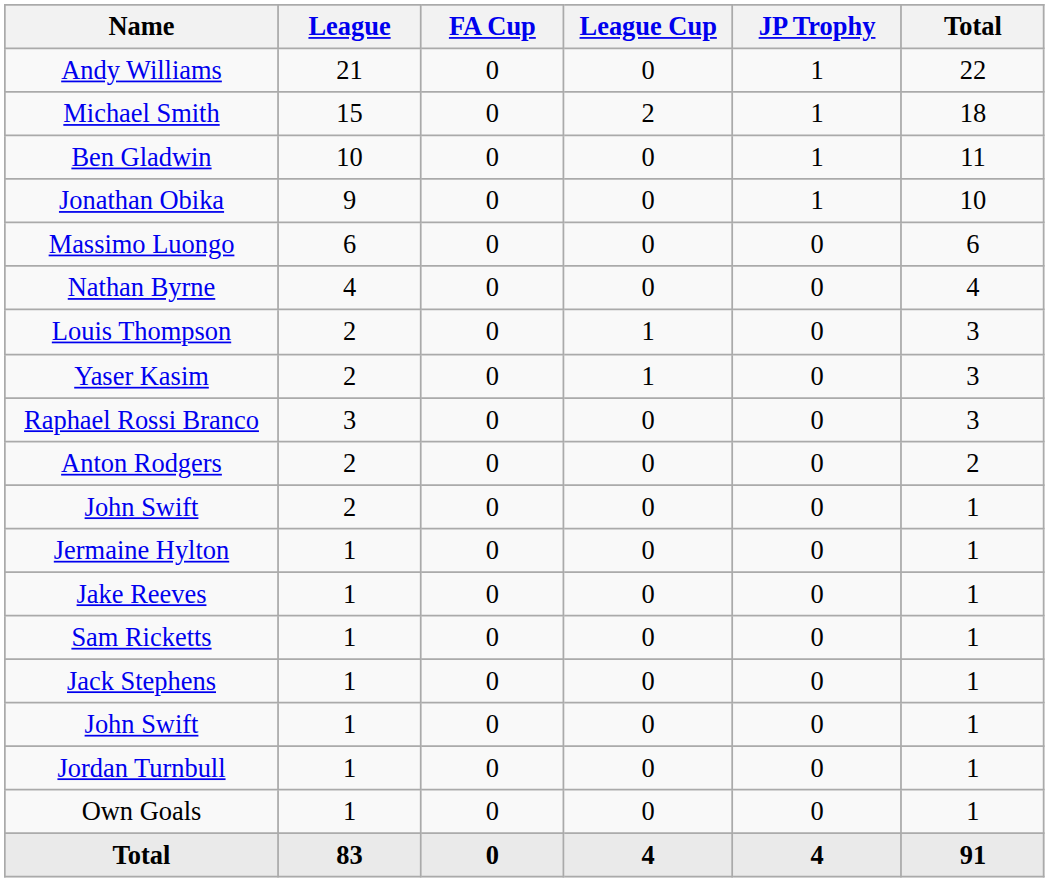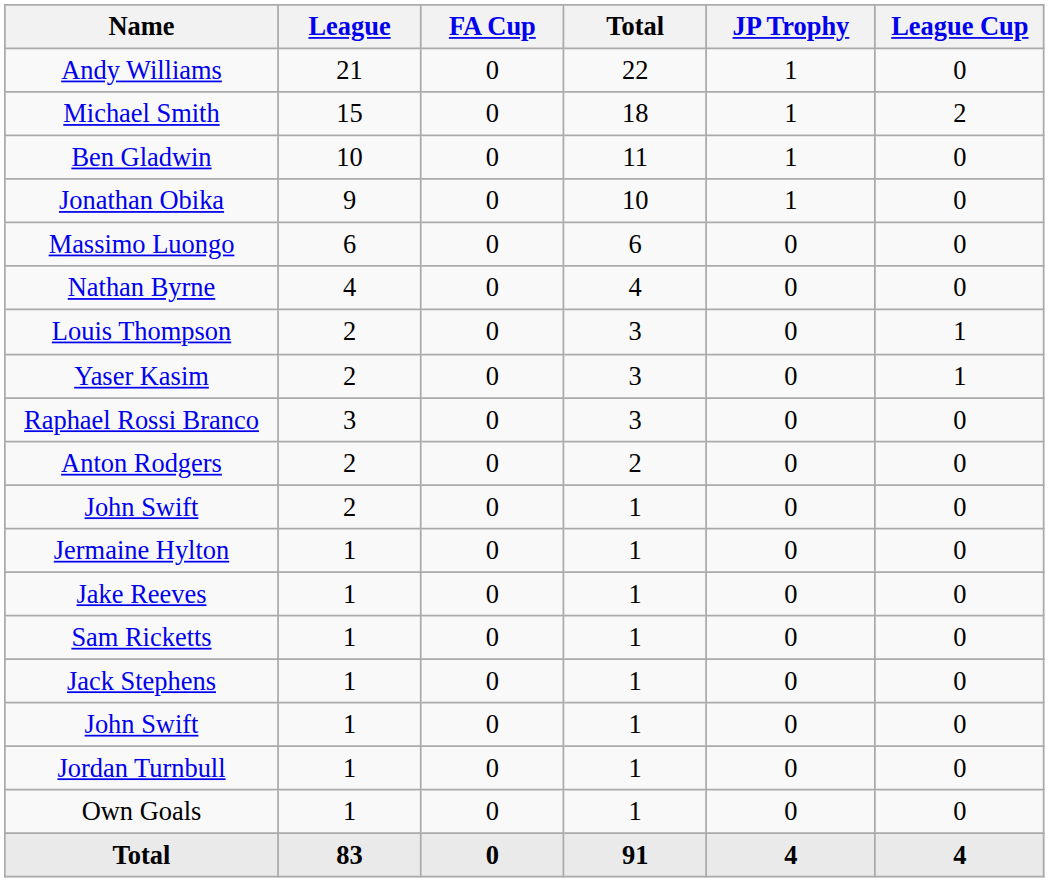columns swapped: (648, 26) <-> (973, 26)
